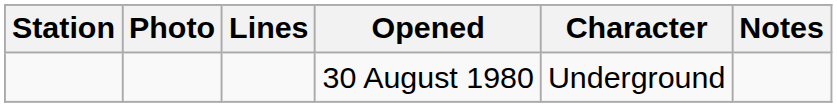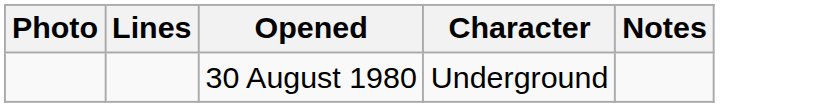- column: (63, 28)
